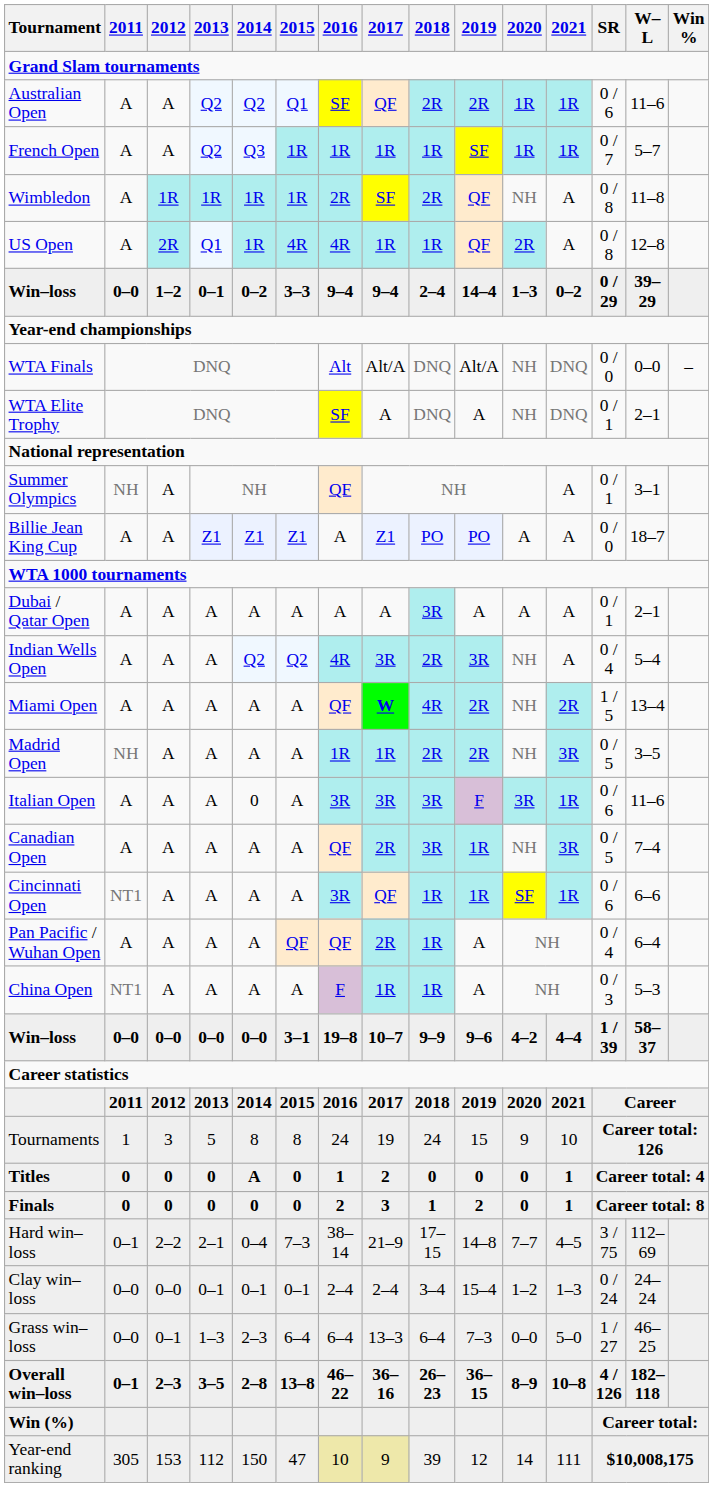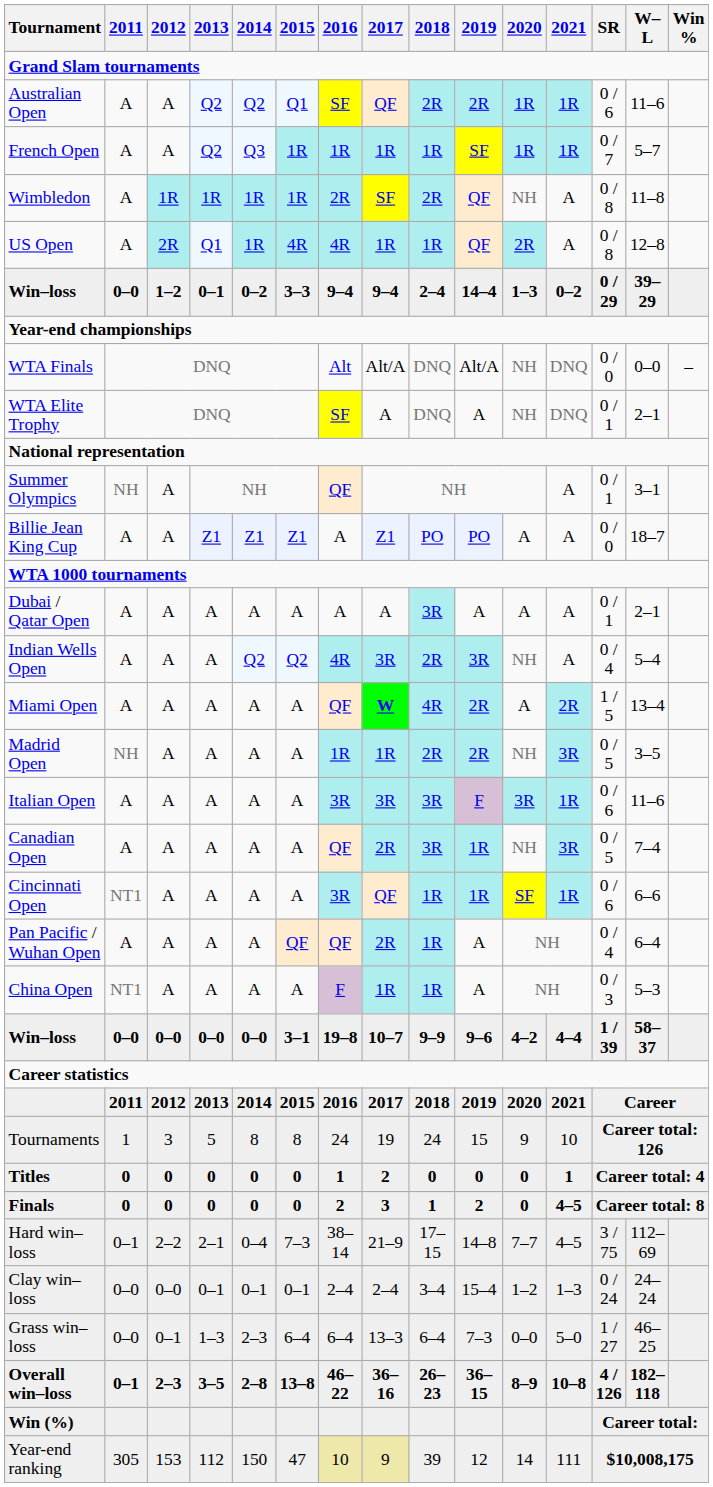(524, 706) NH -> (524, 706) A
(254, 800) 0 -> (254, 800) A
(254, 1177) A -> (254, 1177) 0
(569, 1204) 1 -> (569, 1204) 4–5
